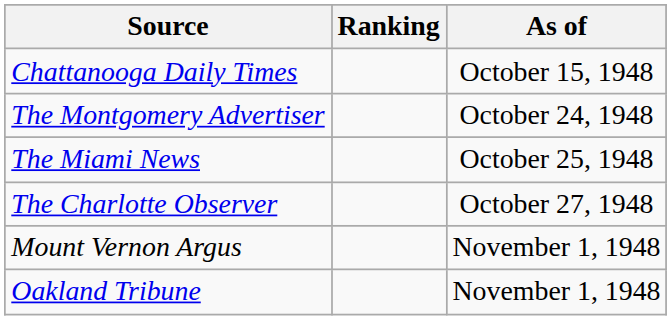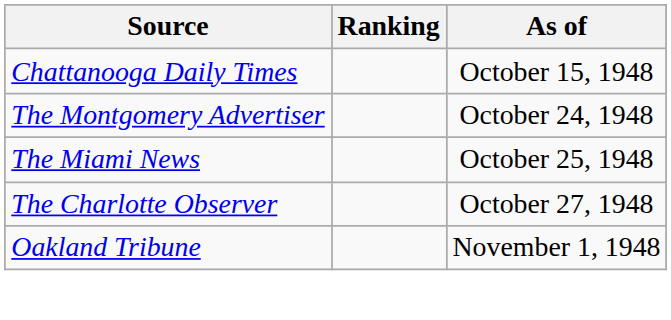- row: (127, 247)
